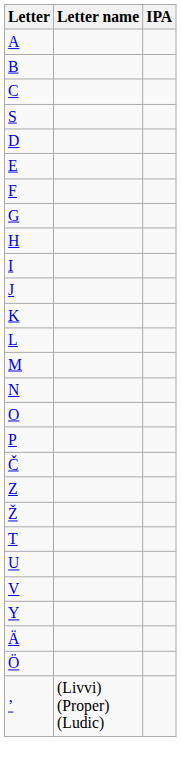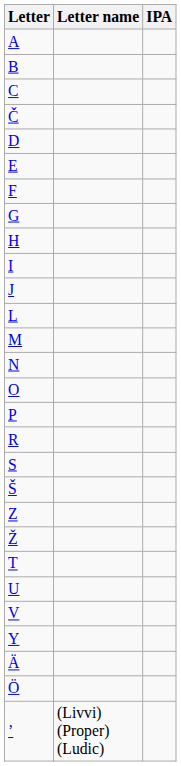rows swapped: (13, 464) <-> (12, 116)
- row: (14, 315)
+ row: (13, 439)
+ row: (12, 489)
